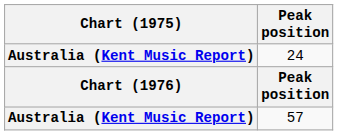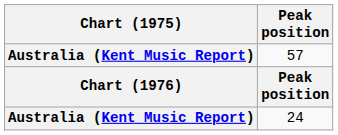rows swapped: (295, 56) <-> (295, 118)
